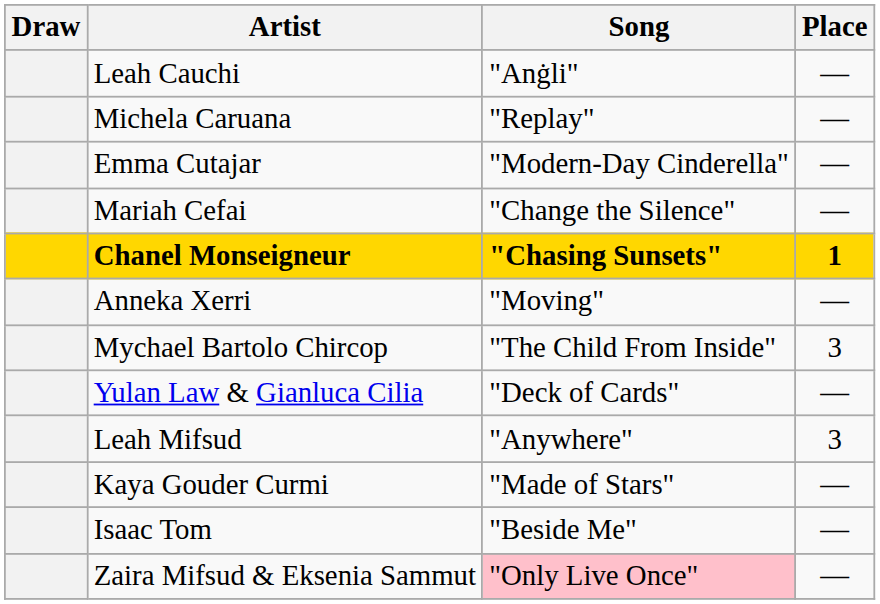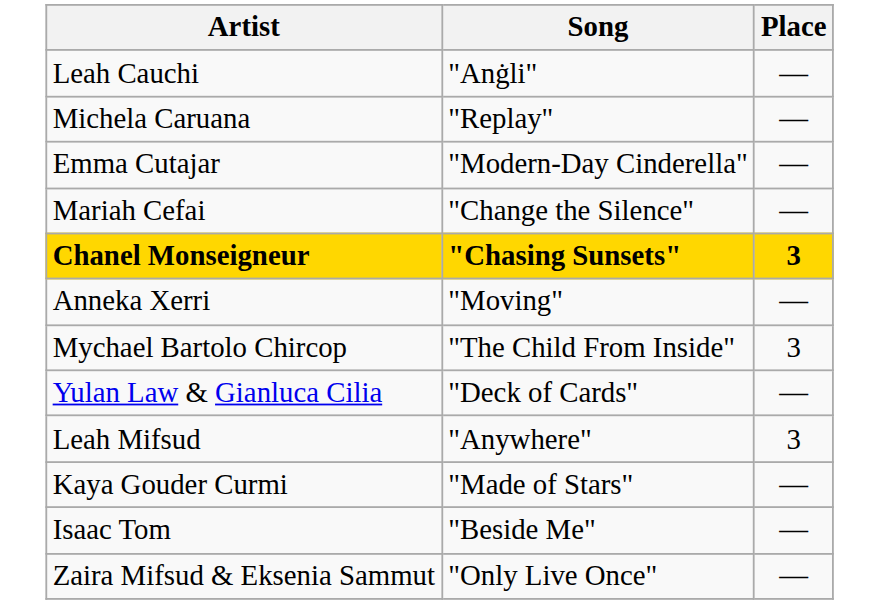- column: (46, 27)
(835, 255) 1 -> (794, 255) 3
(594, 575) pink background -> (553, 575) no background
